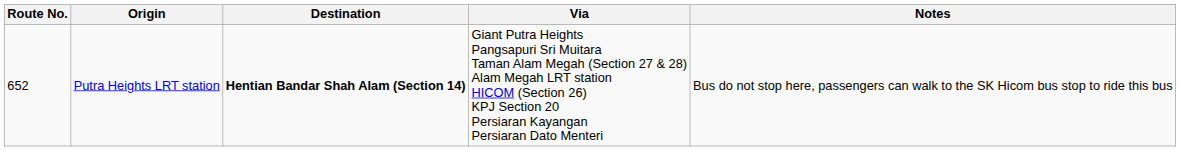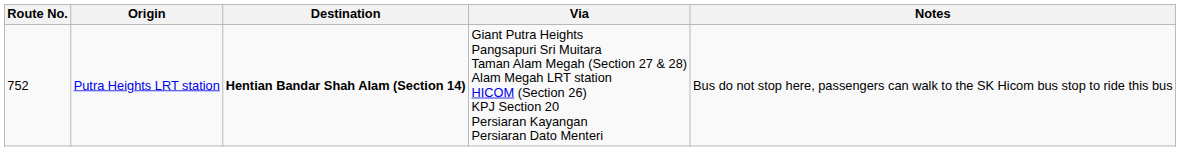(18, 85) 652 -> (18, 85) 752
